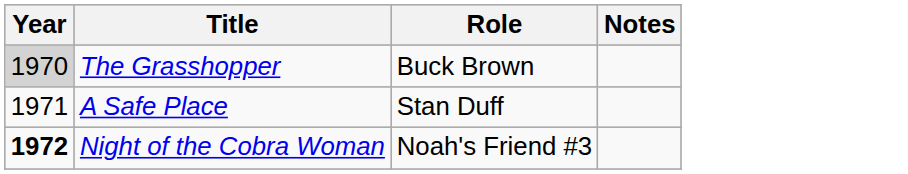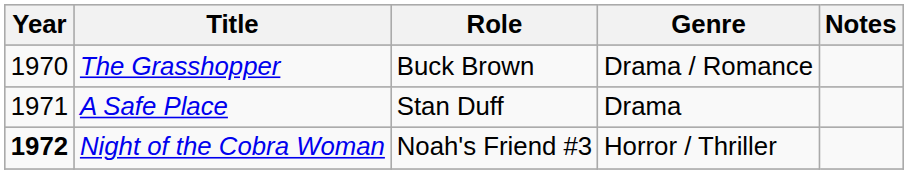+ column: (709, 24)
(39, 65) lightgrey background -> (39, 65) no background
